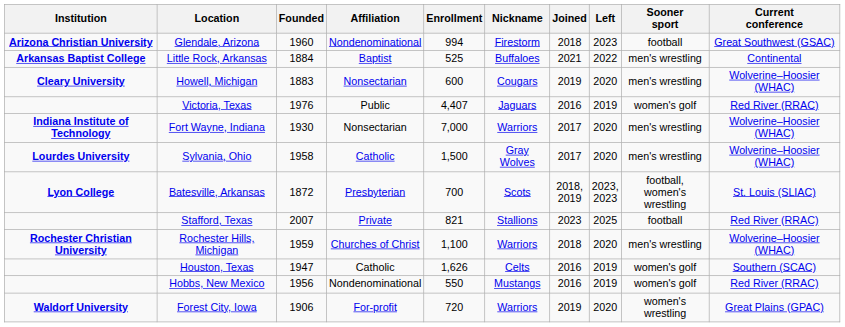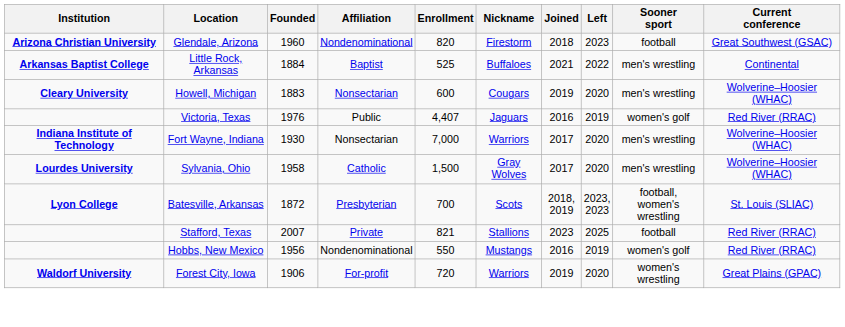(454, 42) 994 -> (446, 42) 820
- row: (217, 244)
- row: (217, 267)
